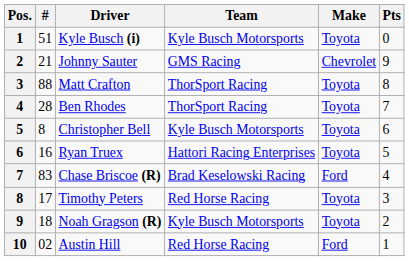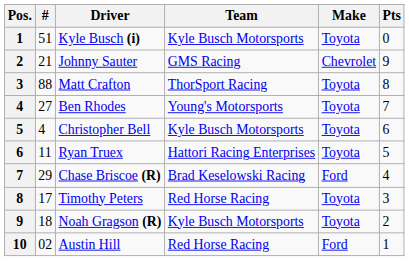(45, 107) 28 -> (45, 107) 27
(218, 107) ThorSport Racing -> (225, 107) Young's Motorsports
(42, 130) 8 -> (42, 130) 4
(45, 152) 16 -> (45, 152) 11
(45, 175) 83 -> (45, 175) 29
